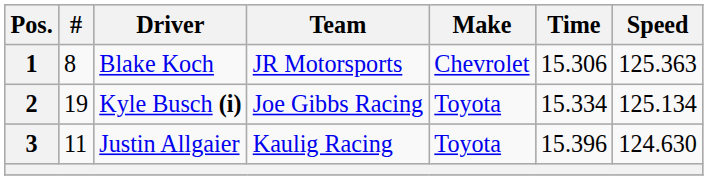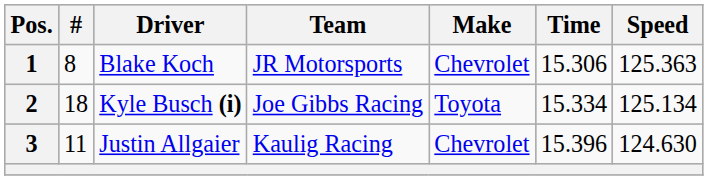(76, 104) 19 -> (76, 104) 18
(468, 144) Toyota -> (482, 144) Chevrolet
